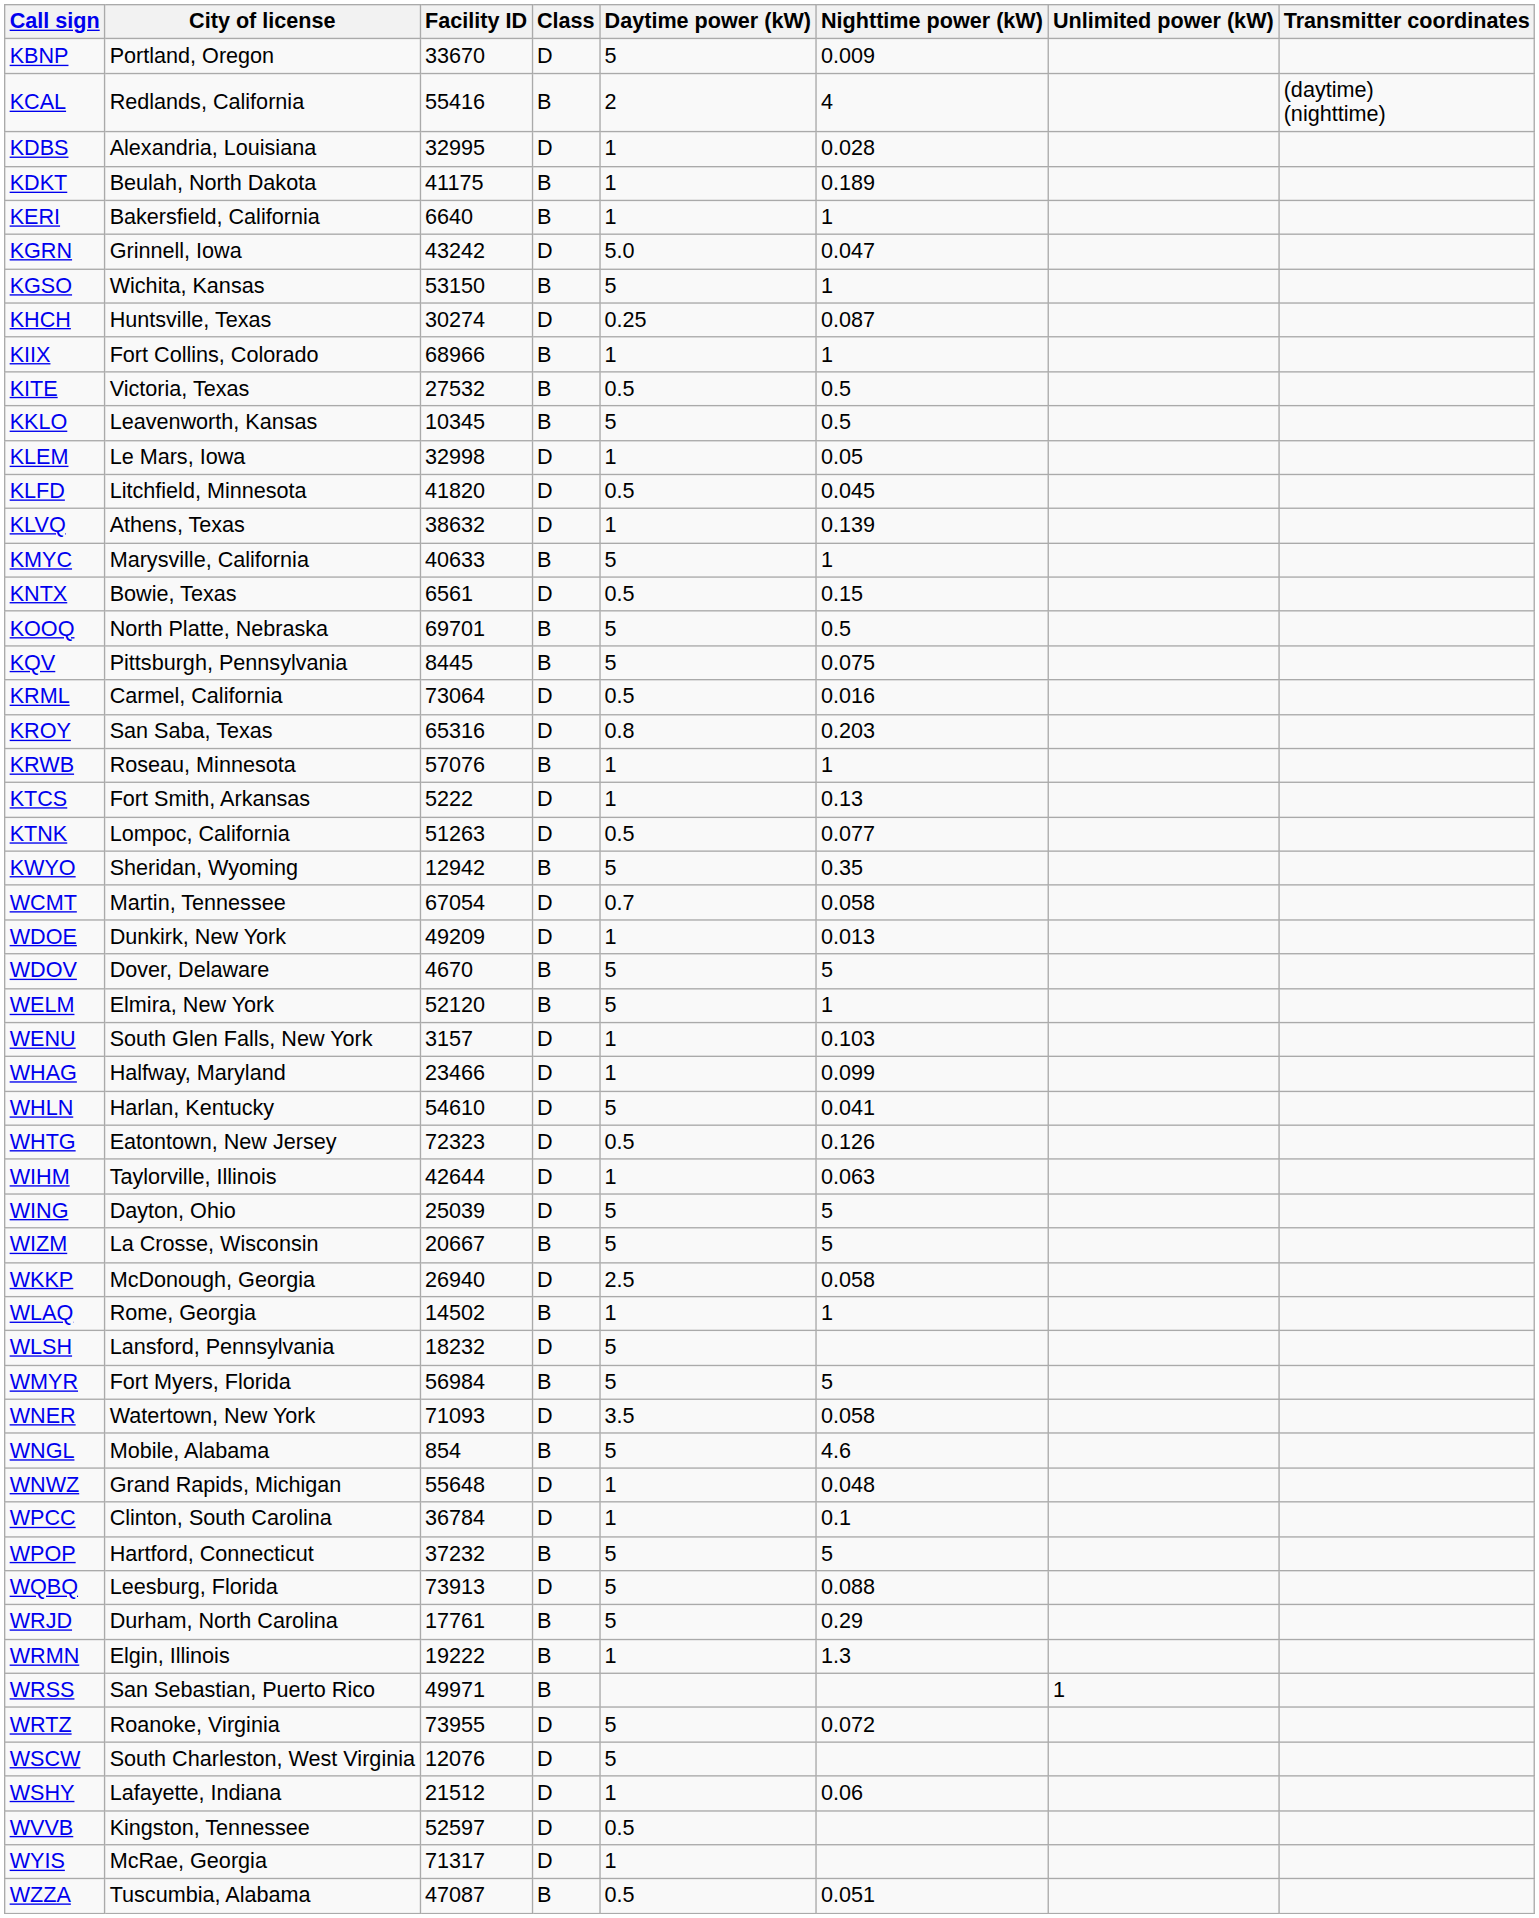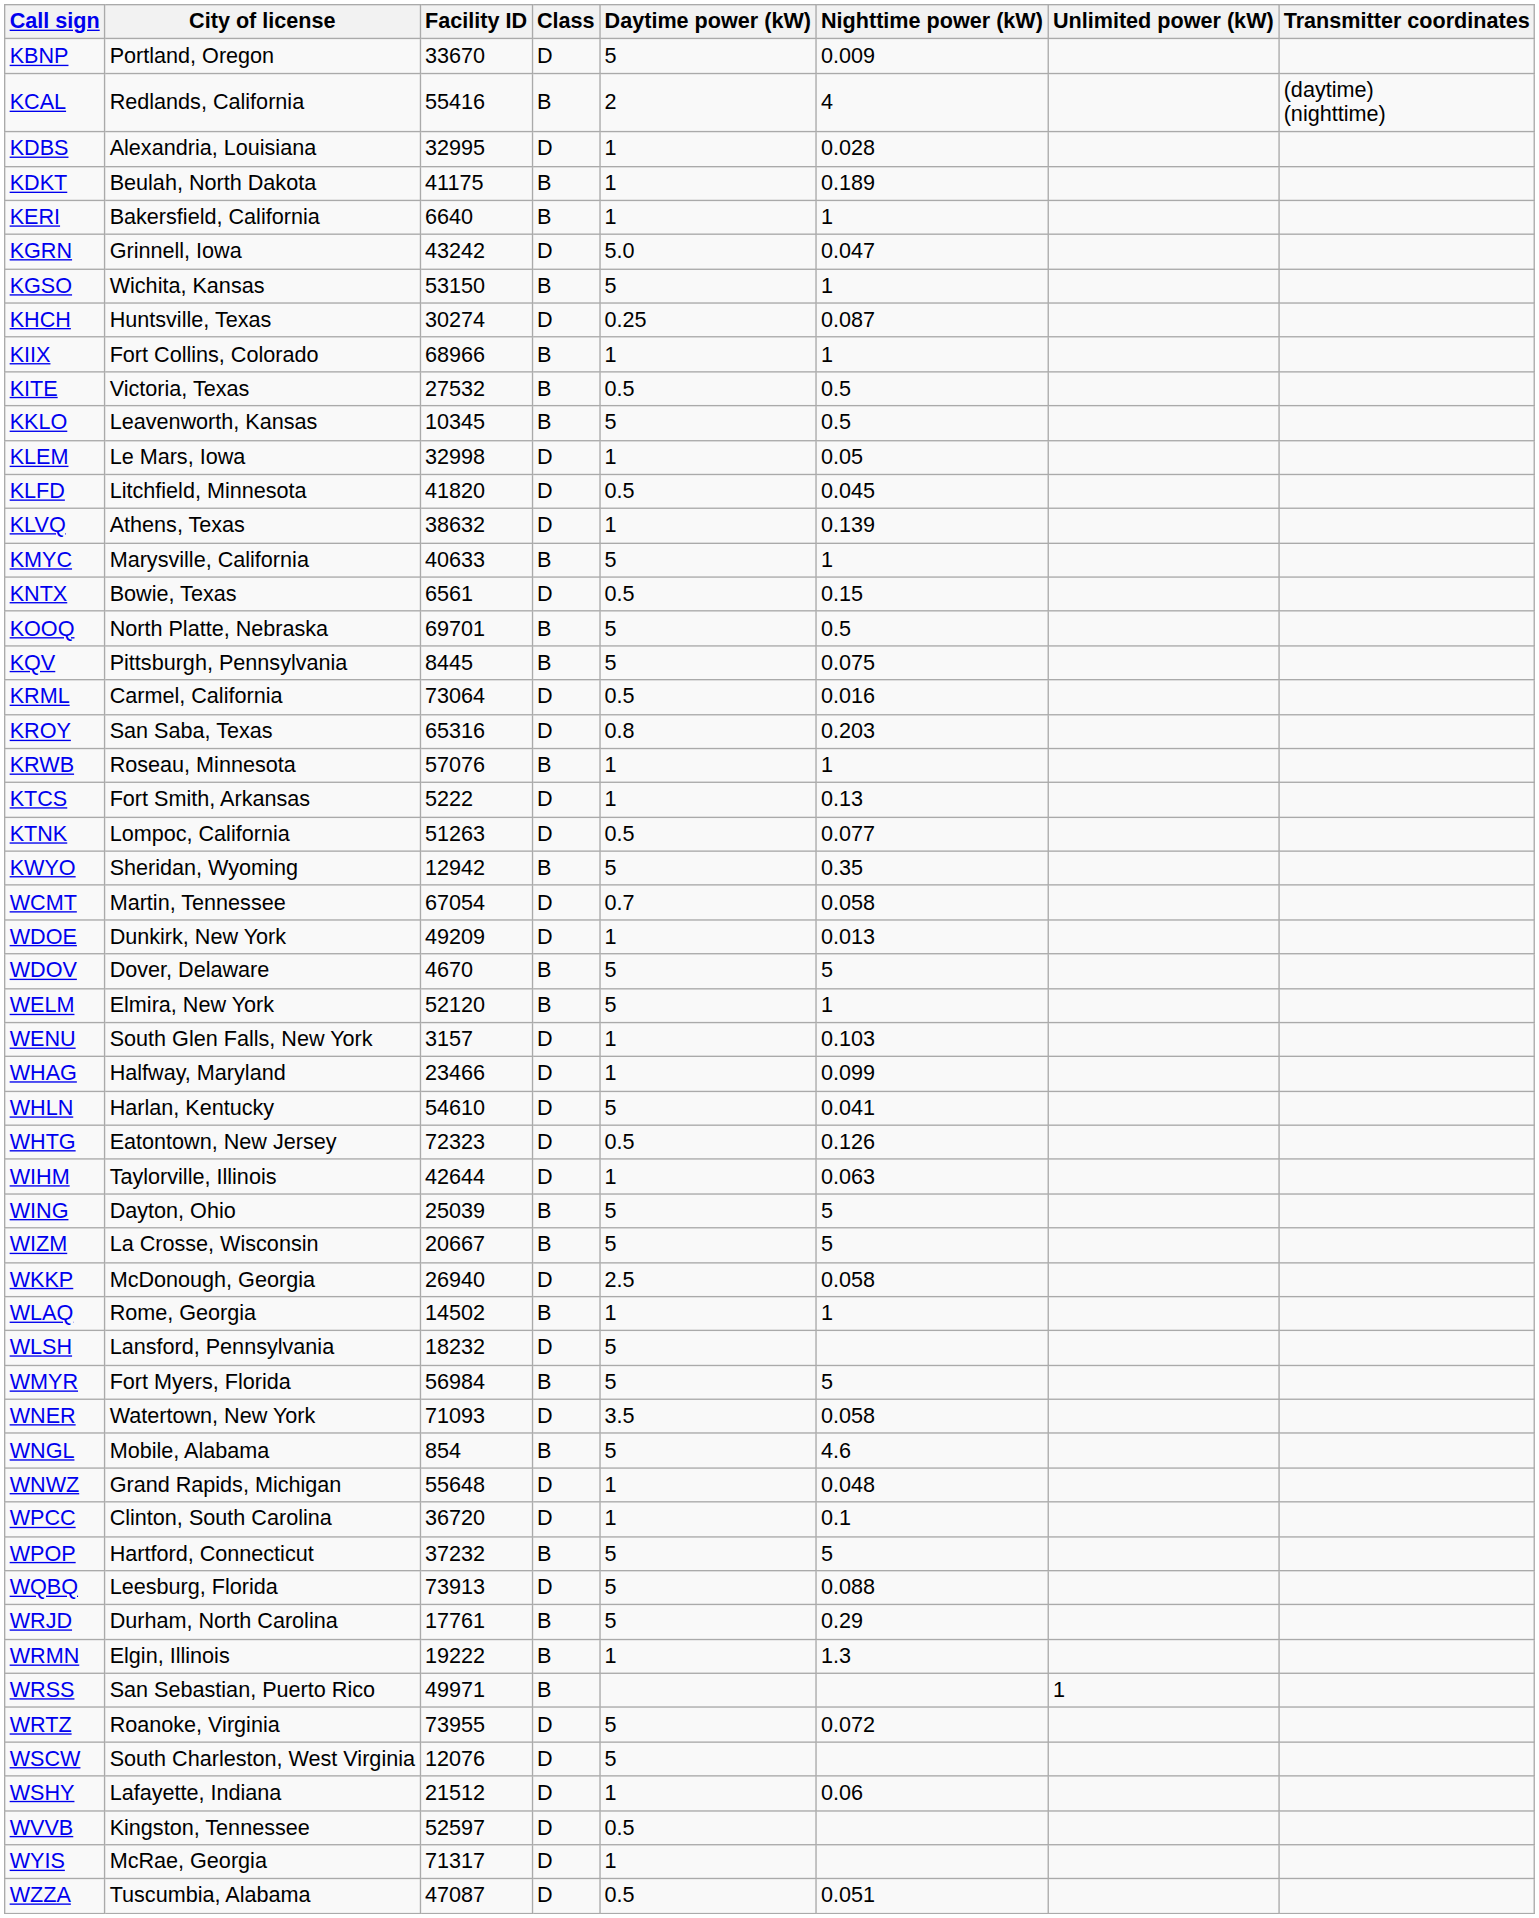(545, 1210) D -> (544, 1210) B
(455, 1518) 36784 -> (455, 1518) 36720
(544, 1895) B -> (545, 1895) D
